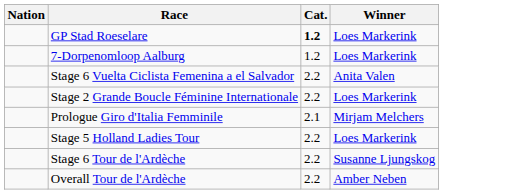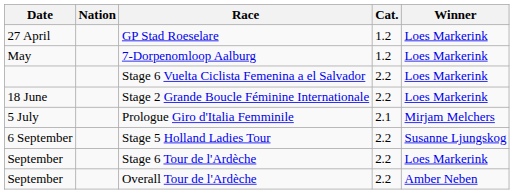+ column: (40, 14)
(312, 35) bold -> (383, 35) normal
(364, 76) Anita Valen -> (446, 76) Loes Markerink
(375, 138) Loes Markerink -> (455, 138) Susanne Ljungskog
(384, 158) Susanne Ljungskog -> (446, 158) Loes Markerink
